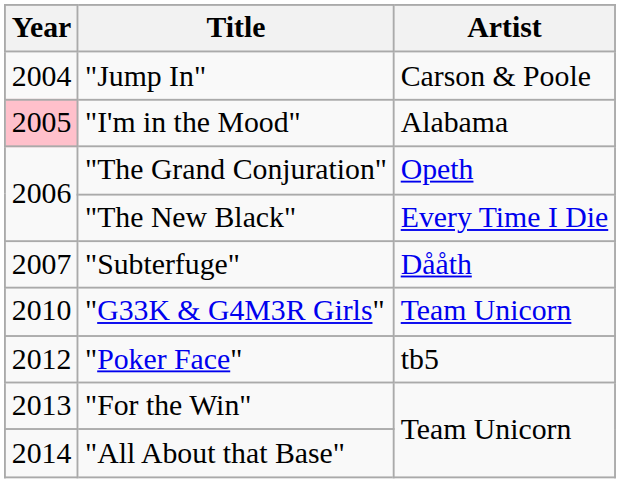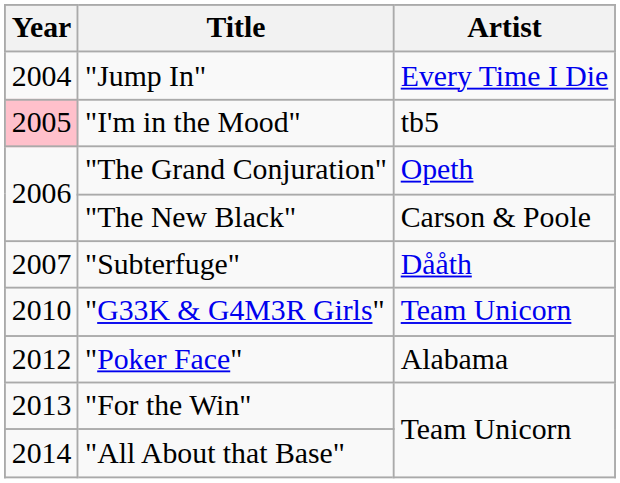(496, 75) Carson & Poole -> (504, 75) Every Time I Die
(454, 122) Alabama -> (420, 122) tb5
(504, 216) Every Time I Die -> (496, 216) Carson & Poole
(420, 358) tb5 -> (454, 358) Alabama
